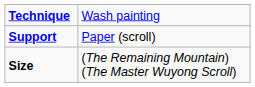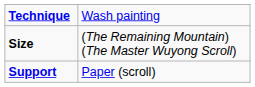rows swapped: (32, 36) <-> (21, 65)
